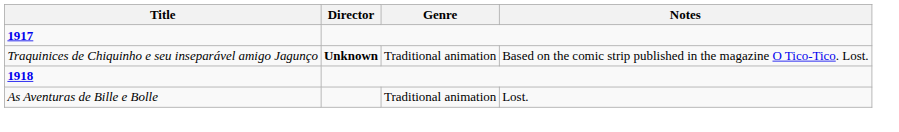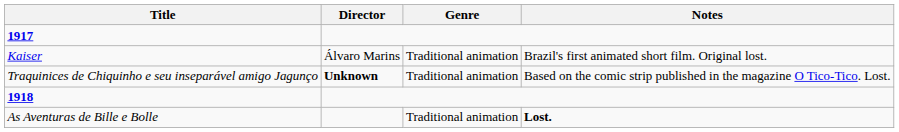+ row: (25, 55)
(515, 96) normal -> (538, 117) bold
